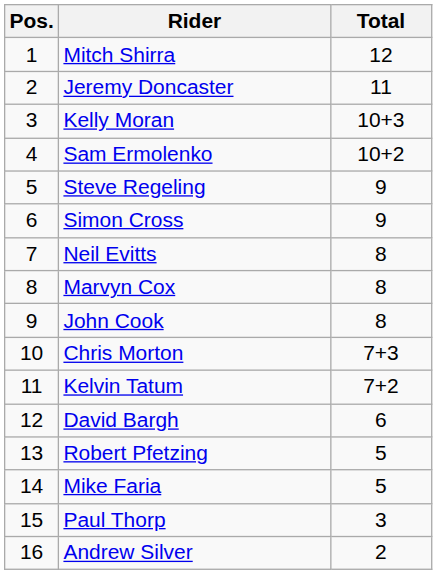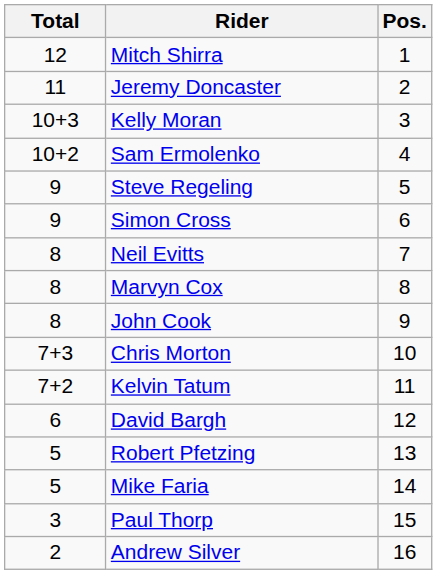columns swapped: (32, 21) <-> (381, 21)
